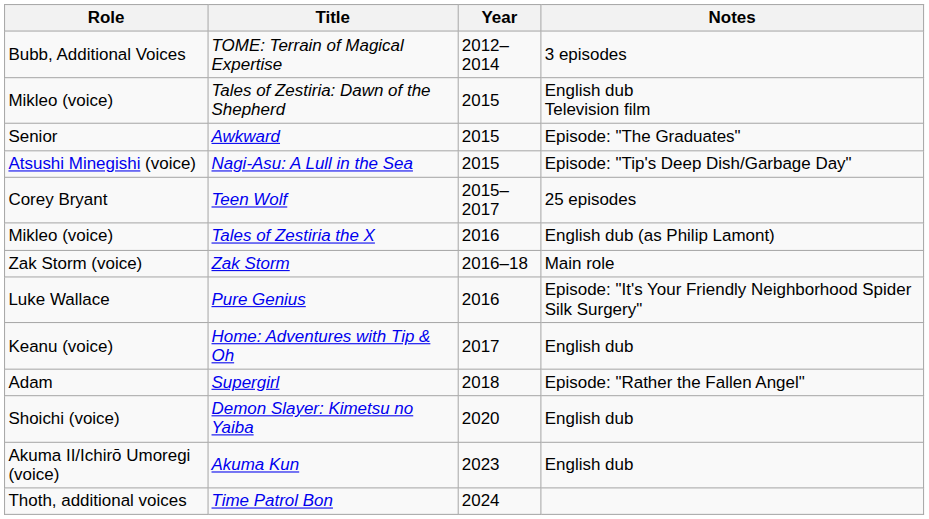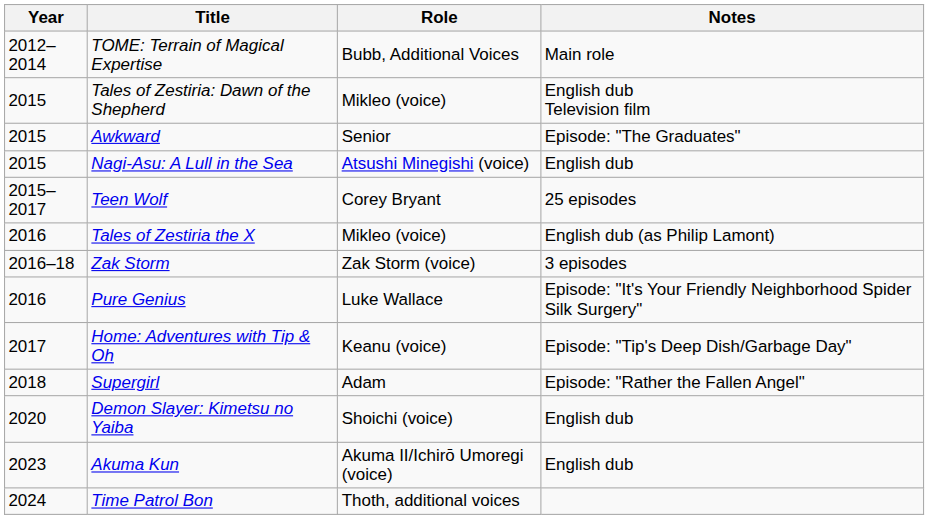columns swapped: (499, 17) <-> (106, 17)
(586, 54) 3 episodes -> (580, 54) Main role
(698, 163) Episode: "Tip's Deep Dish/Garbage Day" -> (589, 163) English dub
(580, 263) Main role -> (586, 263) 3 episodes
(589, 345) English dub -> (698, 345) Episode: "Tip's Deep Dish/Garbage Day"
